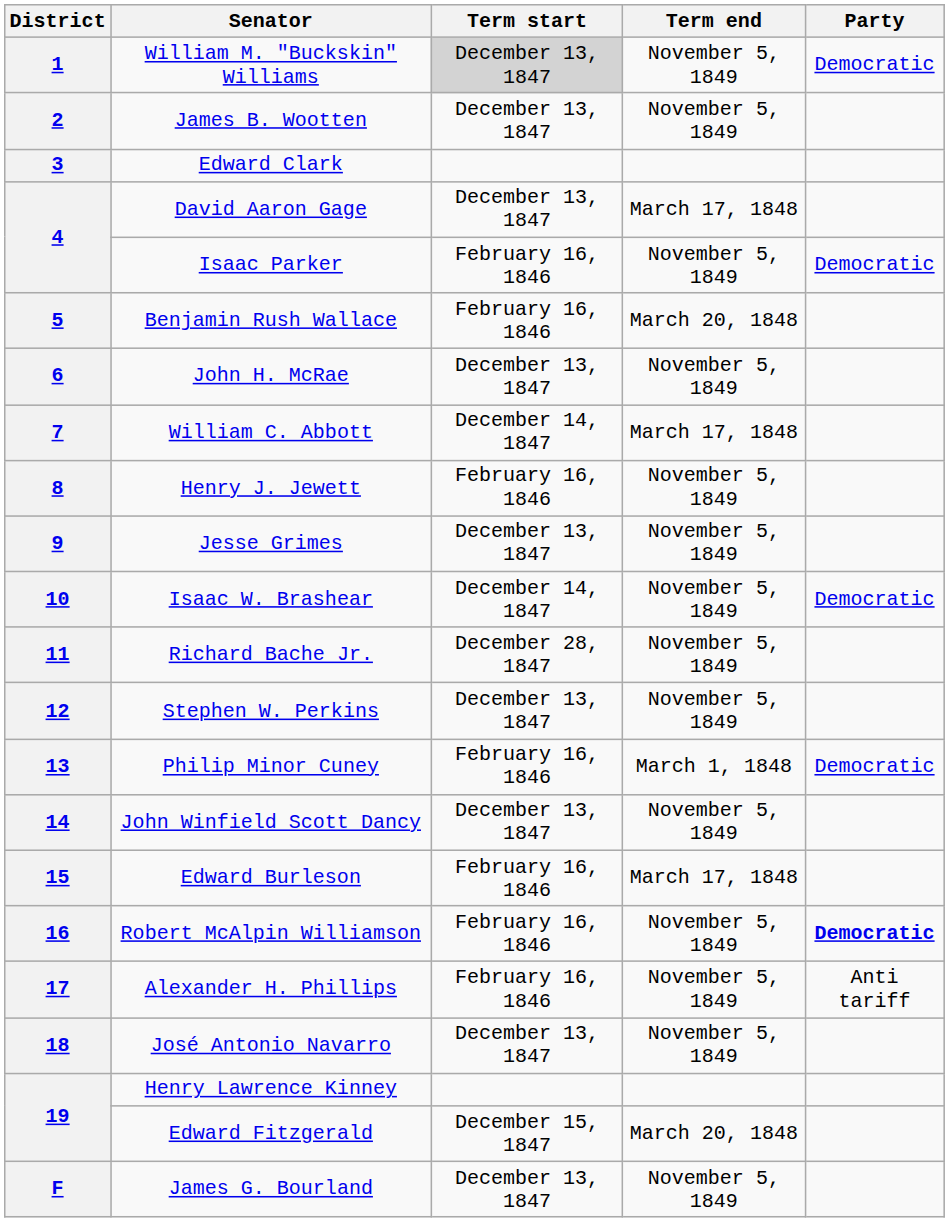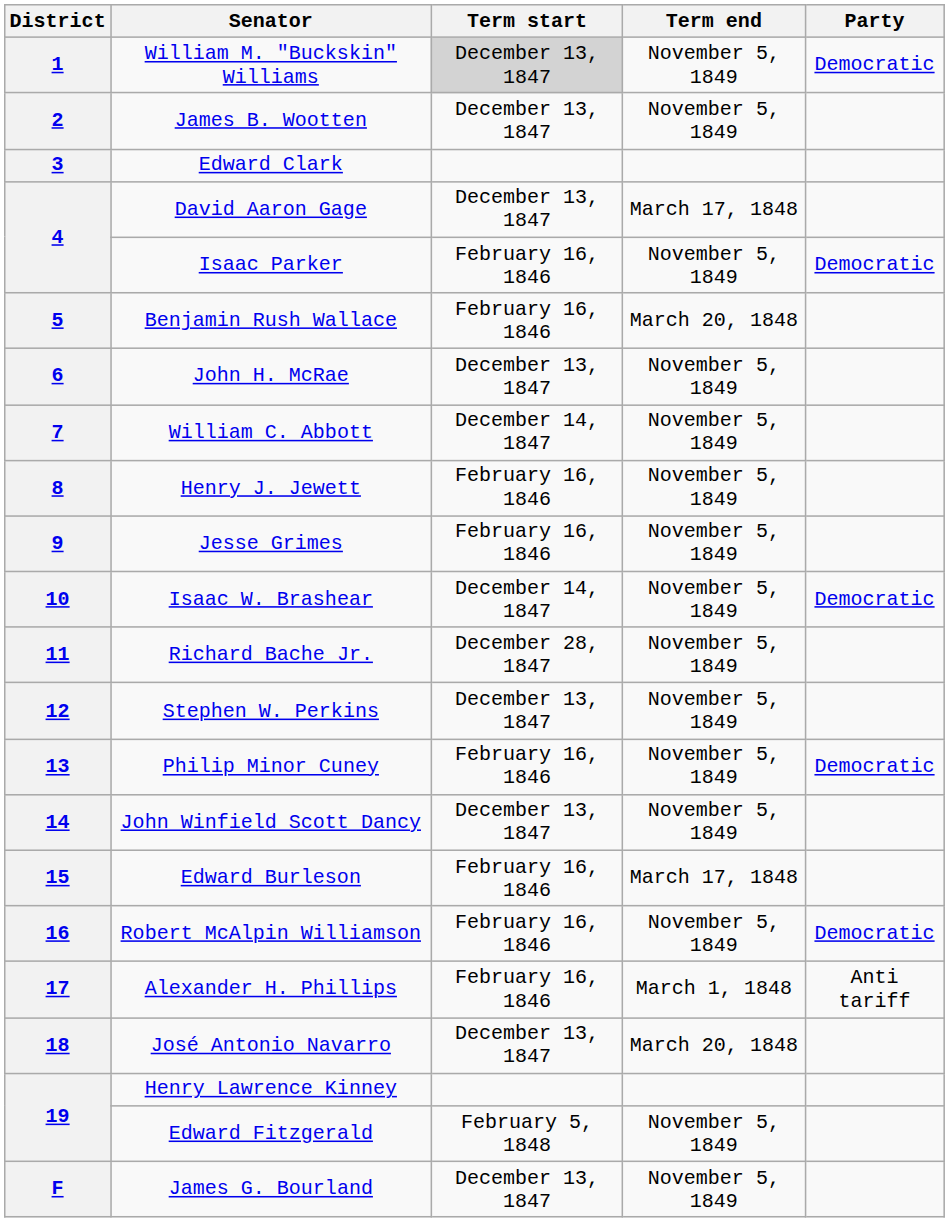(714, 432) March 17, 1848 -> (714, 432) November 5, 1849
(527, 544) December 13, 1847 -> (527, 544) February 16, 1846
(714, 767) March 1, 1848 -> (714, 767) November 5, 1849
(875, 934) bold -> (875, 934) normal
(714, 990) November 5, 1849 -> (714, 990) March 1, 1848
(714, 1045) November 5, 1849 -> (714, 1045) March 20, 1848
(527, 1134) December 15, 1847 -> (527, 1134) February 5, 1848
(714, 1134) March 20, 1848 -> (714, 1134) November 5, 1849
